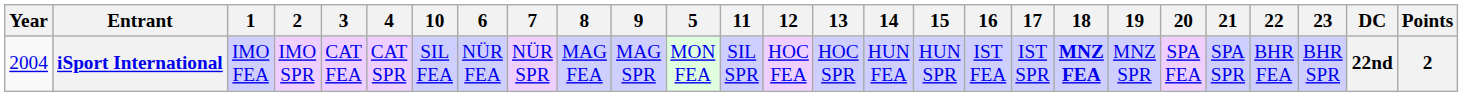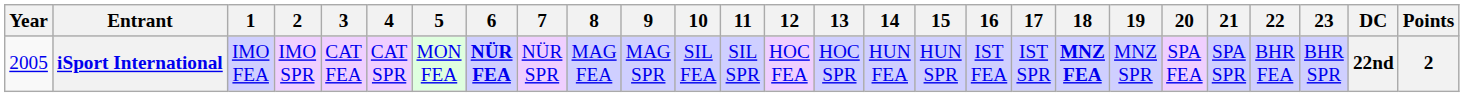columns swapped: (693, 20) <-> (435, 20)
(29, 63) 2004 -> (29, 63) 2005
(482, 63) normal -> (492, 63) bold
